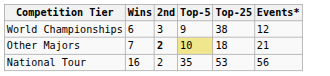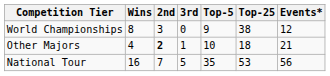+ column: (189, 13)
(131, 29) 6 -> (131, 29) 8
(131, 46) 7 -> (131, 46) 4
(186, 46) khaki background -> (209, 46) no background
(160, 62) 2 -> (160, 62) 7
